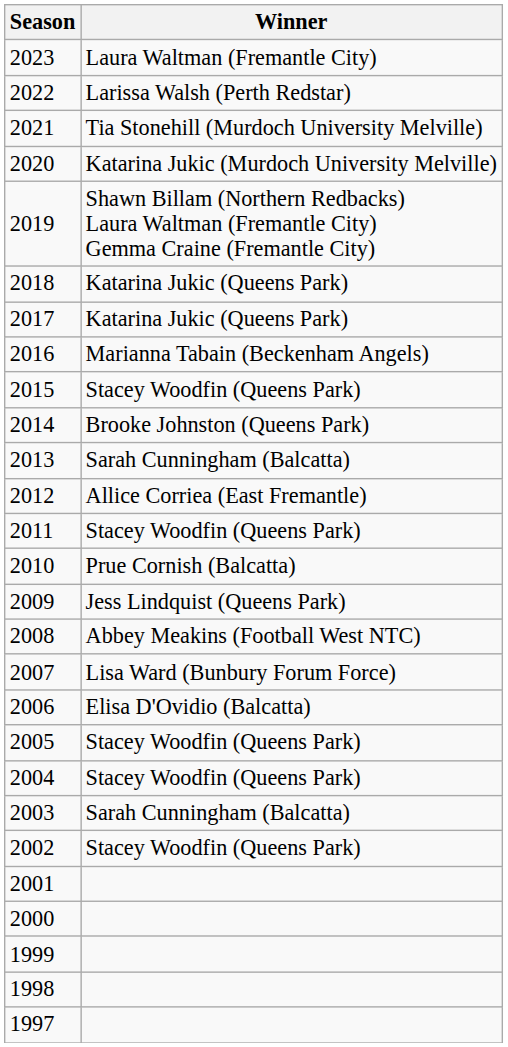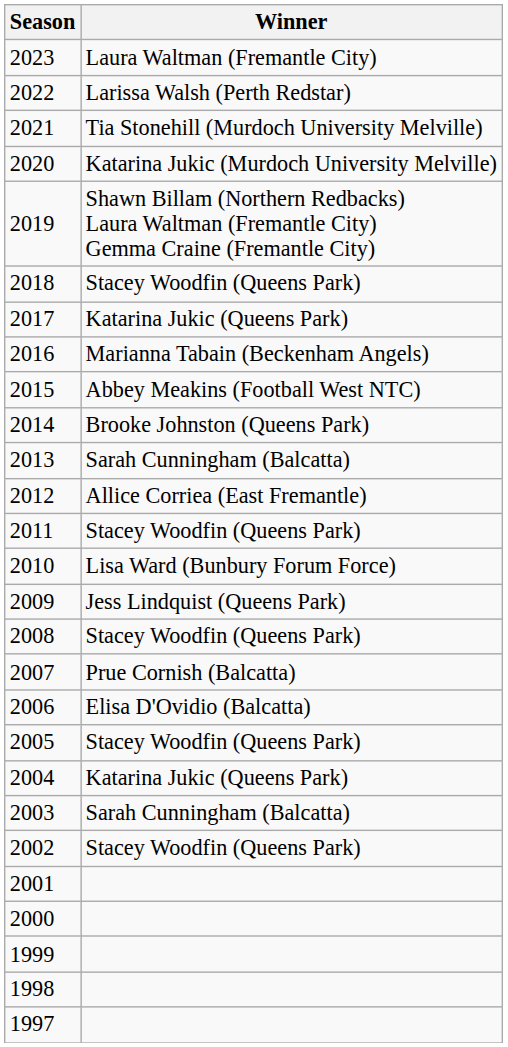(217, 283) Katarina Jukic (Queens Park) -> (223, 283) Stacey Woodfin (Queens Park)
(223, 389) Stacey Woodfin (Queens Park) -> (253, 389) Abbey Meakins (Football West NTC)
(191, 565) Prue Cornish (Balcatta) -> (241, 565) Lisa Ward (Bunbury Forum Force)
(253, 636) Abbey Meakins (Football West NTC) -> (223, 636) Stacey Woodfin (Queens Park)
(241, 671) Lisa Ward (Bunbury Forum Force) -> (191, 671) Prue Cornish (Balcatta)
(223, 777) Stacey Woodfin (Queens Park) -> (217, 777) Katarina Jukic (Queens Park)
